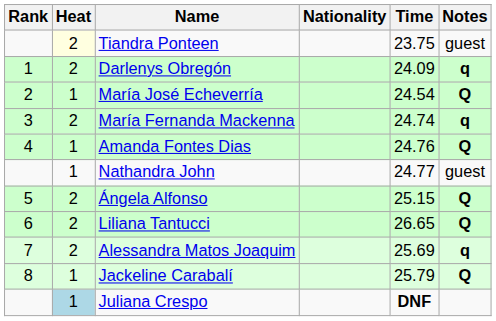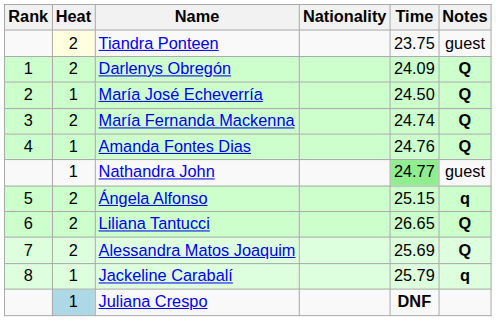(465, 69) q -> (465, 69) Q
(414, 95) 24.54 -> (414, 95) 24.50
(465, 120) q -> (465, 120) Q
(414, 172) no background -> (414, 172) lightgreen background
(465, 198) Q -> (465, 198) q
(465, 250) q -> (465, 250) Q
(465, 276) Q -> (465, 276) q
